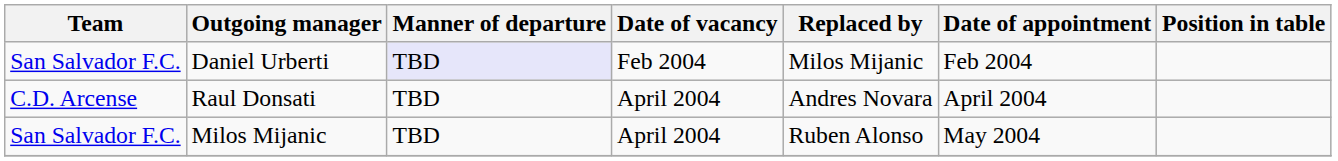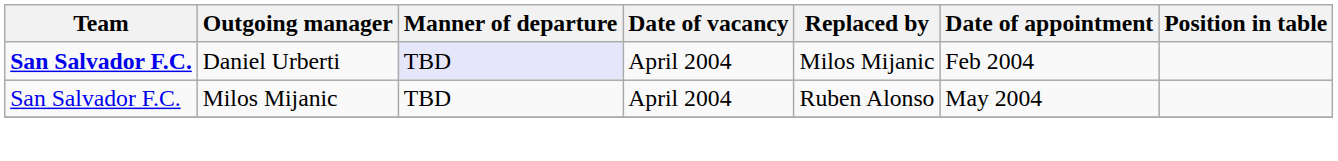(95, 60) normal -> (101, 60) bold
(661, 60) Feb 2004 -> (680, 60) April 2004
- row: (254, 98)
